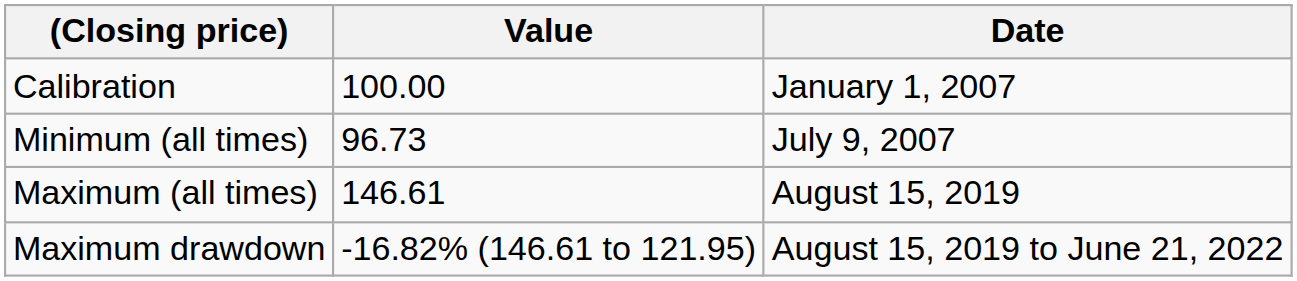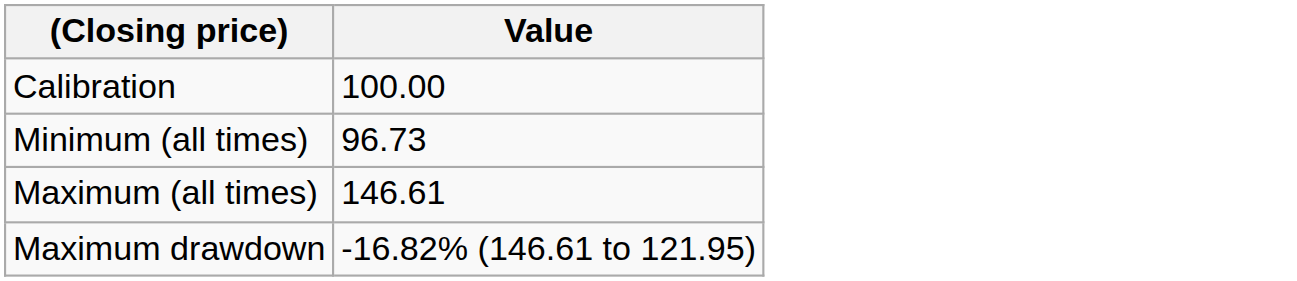- column: (1028, 31)
